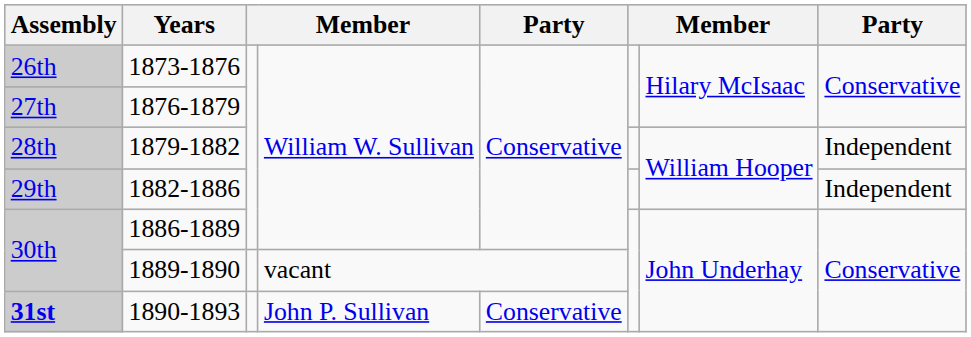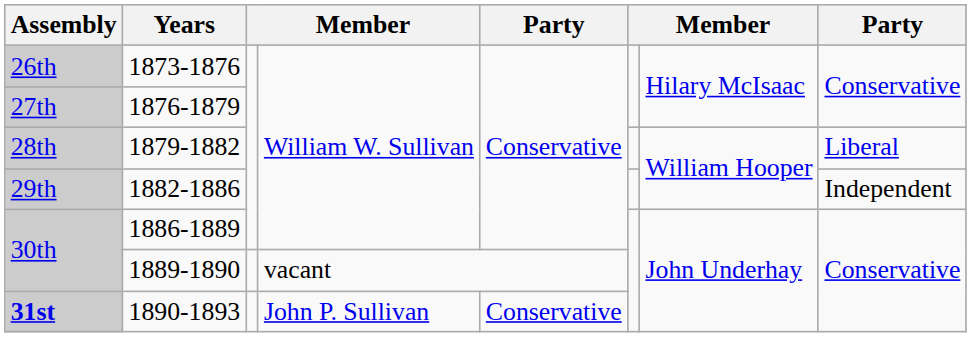(888, 147) Independent -> (862, 147) Liberal
